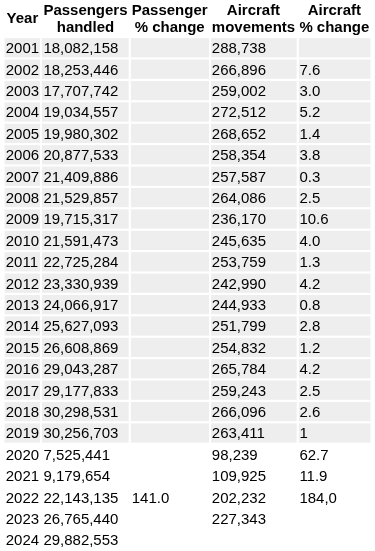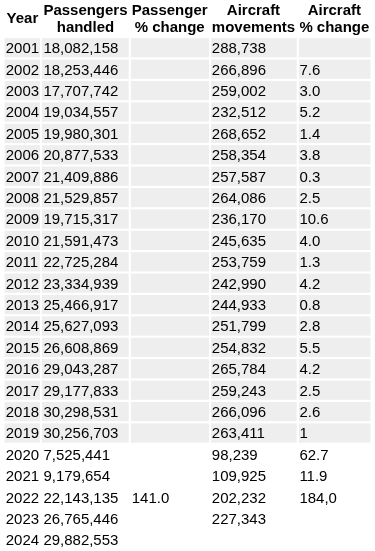(239, 112) 272,512 -> (239, 112) 232,512
(81, 133) 19,980,302 -> (81, 133) 19,980,301
(81, 283) 23,330,939 -> (81, 283) 23,334,939
(81, 305) 24,066,917 -> (81, 305) 25,466,917
(310, 347) 1.2 -> (310, 347) 5.5
(81, 519) 26,765,440 -> (81, 519) 26,765,446
